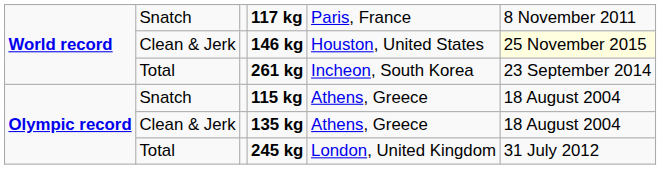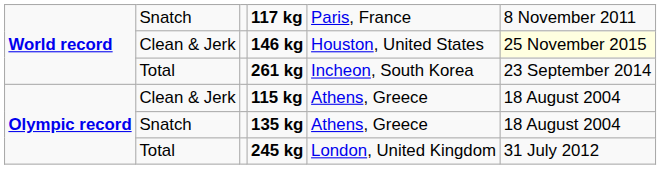(166, 97) Snatch -> (187, 97) Clean & Jerk
(187, 124) Clean & Jerk -> (166, 124) Snatch
